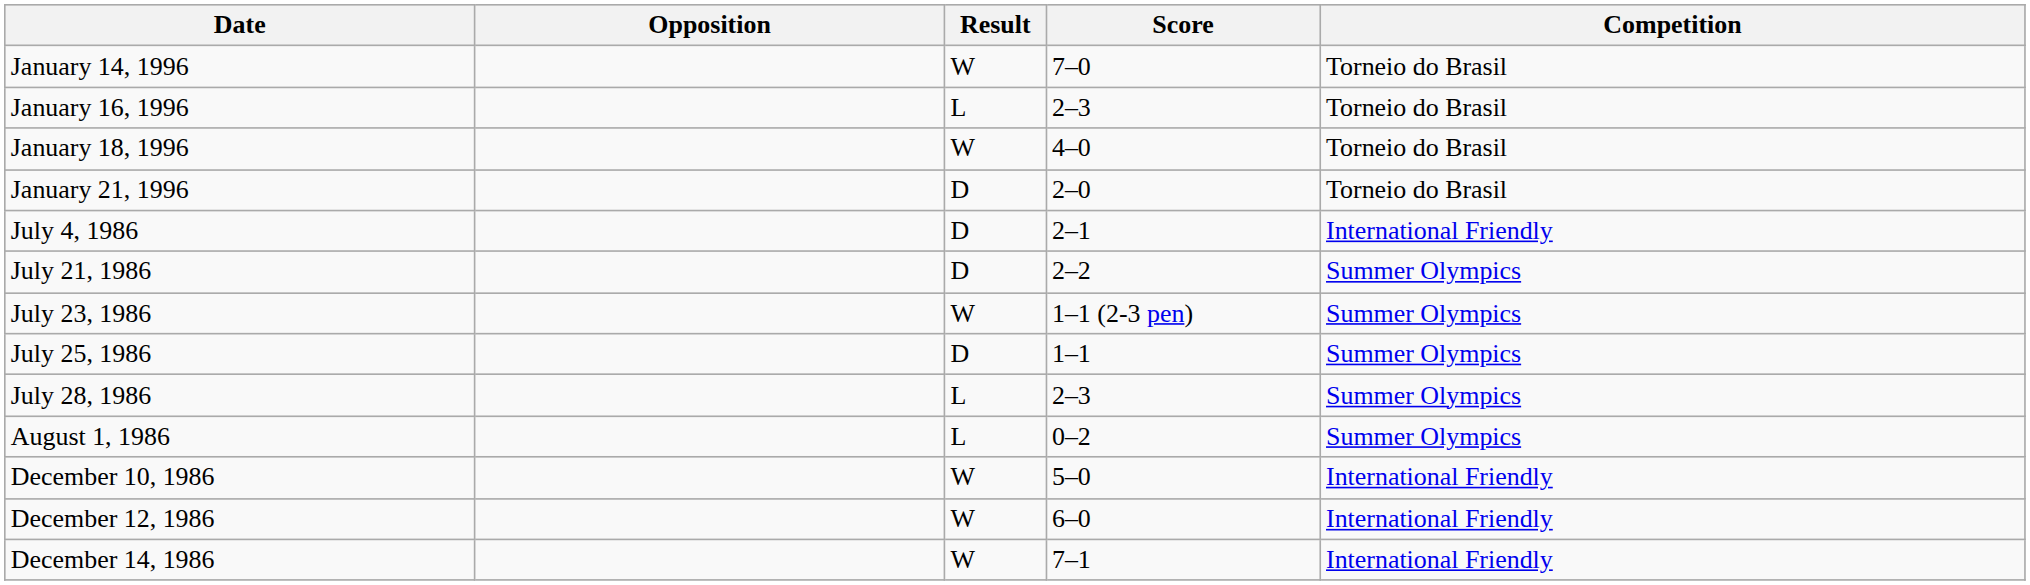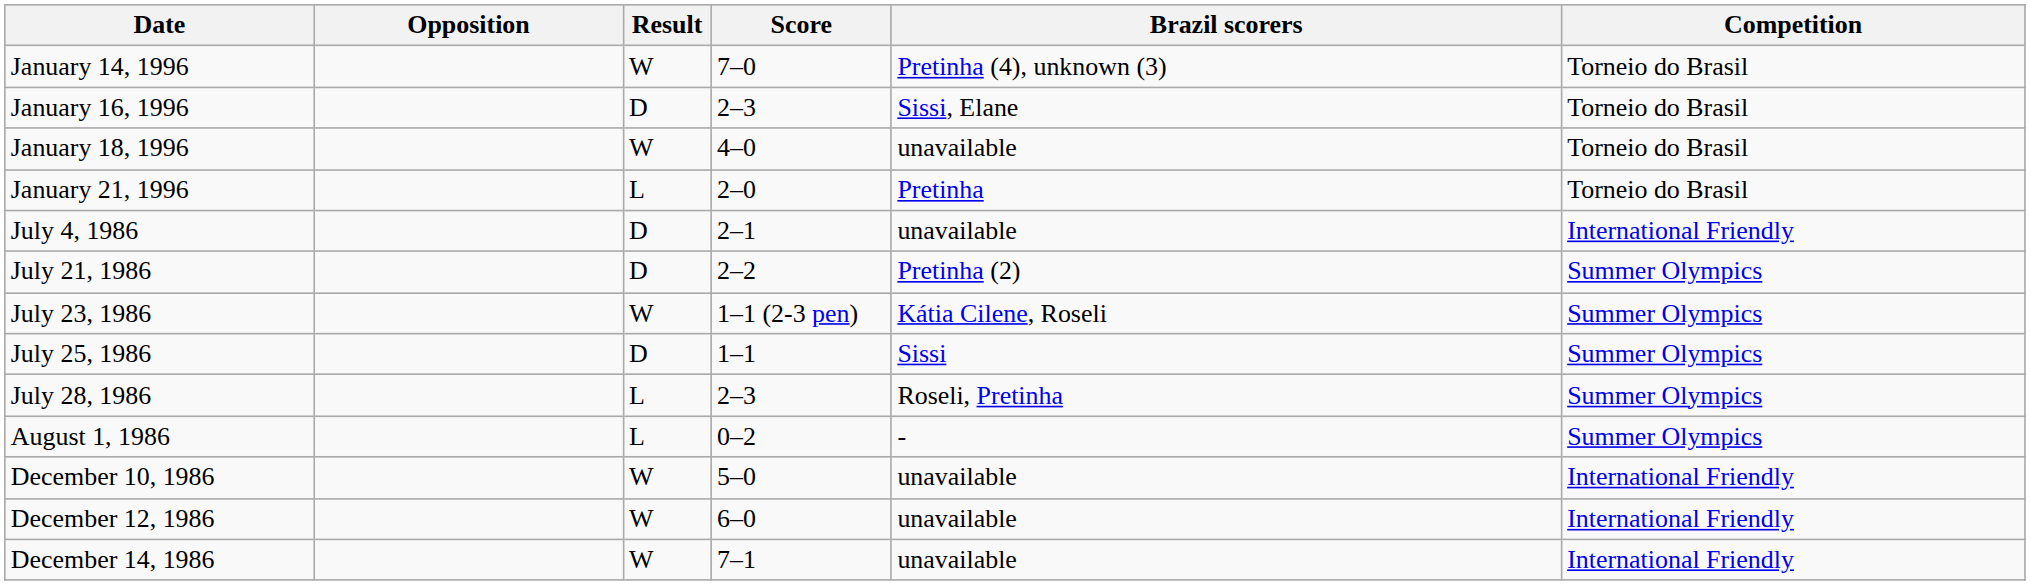+ column: (1226, 25)
(958, 107) L -> (638, 107) D
(960, 189) D -> (637, 189) L
